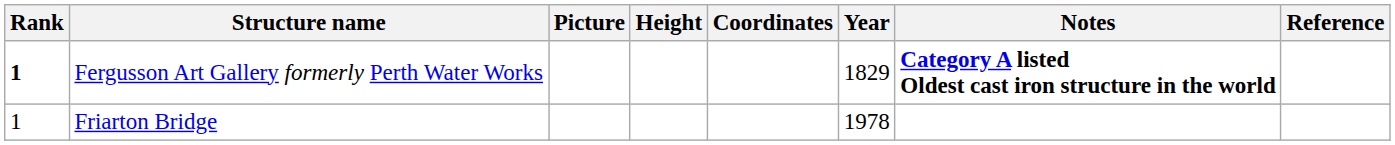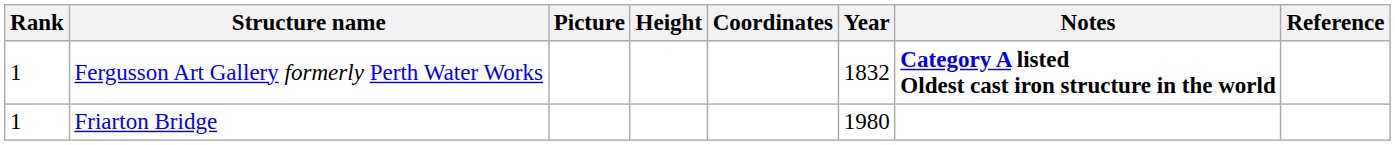(16, 72) bold -> (16, 72) normal
(867, 72) 1829 -> (867, 72) 1832
(867, 121) 1978 -> (867, 121) 1980
